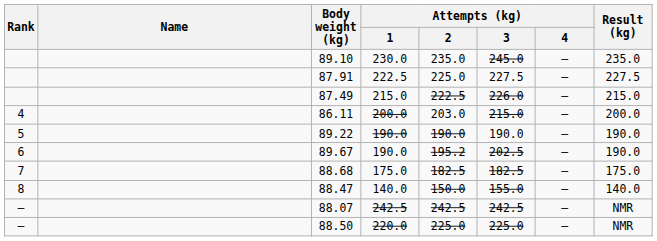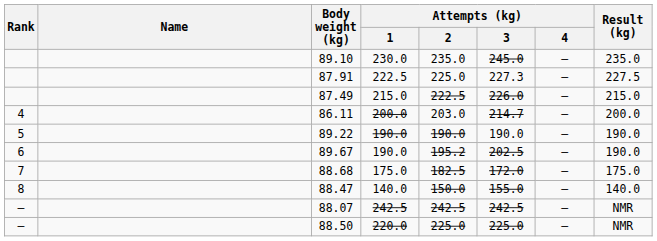(506, 77) 227.5 -> (506, 77) 227.3
(506, 115) 215.0 -> (506, 115) 214.7
(506, 171) 182.5 -> (506, 171) 172.0
